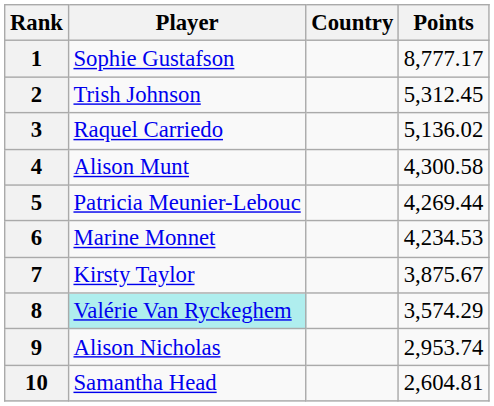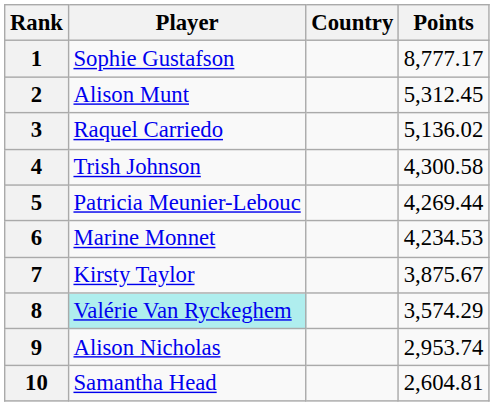(137, 94) Trish Johnson -> (131, 94) Alison Munt
(131, 166) Alison Munt -> (137, 166) Trish Johnson
